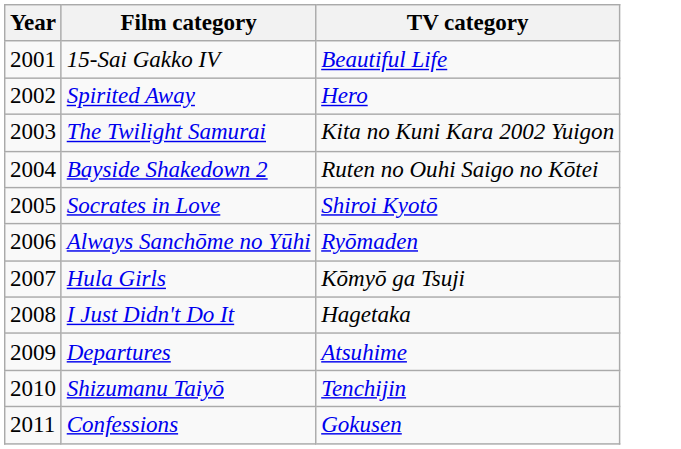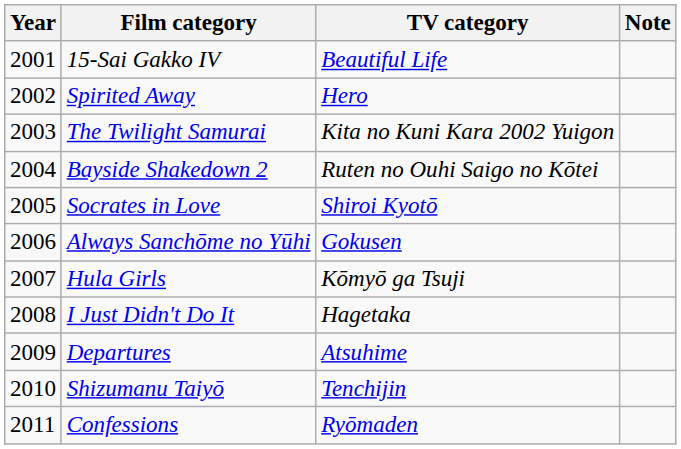+ column: (648, 22)
(370, 242) Ryōmaden -> (361, 242) Gokusen
(361, 424) Gokusen -> (370, 424) Ryōmaden
